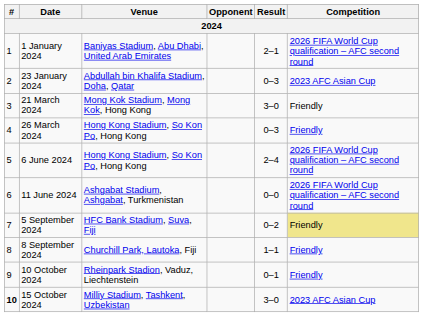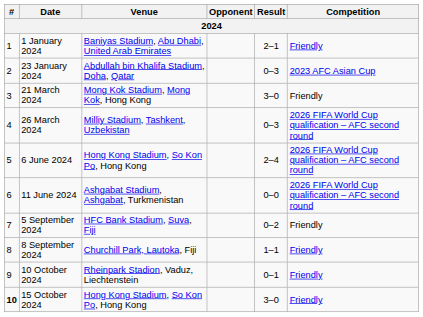(344, 51) 2026 FIFA World Cup qualification – AFC second round -> (306, 45) Friendly
(143, 130) Hong Kong Stadium, So Kon Po, Hong Kong -> (135, 125) Milliy Stadium, Tashkent, Uzbekistan
(306, 130) Friendly -> (344, 125) 2026 FIFA World Cup qualification – AFC second round
(306, 225) khaki background -> (306, 225) no background
(135, 299) Milliy Stadium, Tashkent, Uzbekistan -> (143, 299) Hong Kong Stadium, So Kon Po, Hong Kong
(333, 299) 2023 AFC Asian Cup -> (306, 299) Friendly
